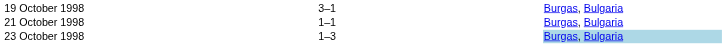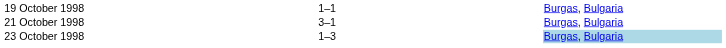(327, 8) 3–1 -> (327, 8) 1–1
(327, 22) 1–1 -> (327, 22) 3–1
